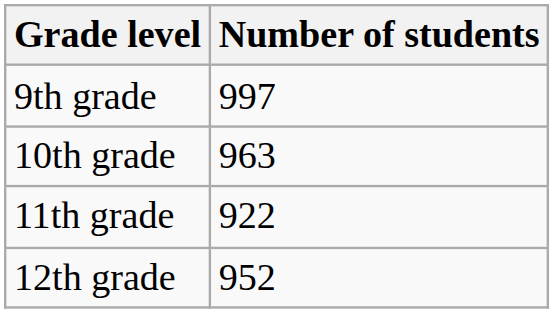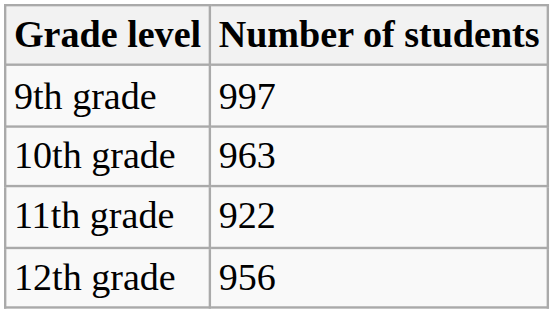(247, 276) 952 -> (247, 276) 956
